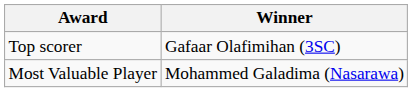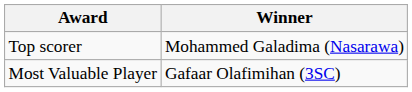(253, 45) Gafaar Olafimihan (3SC) -> (284, 45) Mohammed Galadima (Nasarawa)
(284, 73) Mohammed Galadima (Nasarawa) -> (253, 73) Gafaar Olafimihan (3SC)
